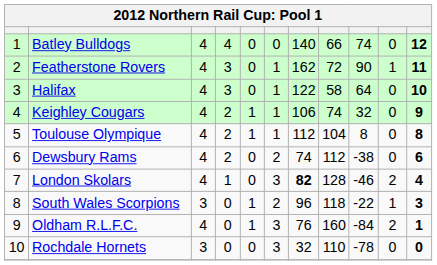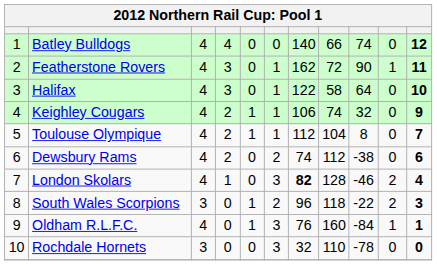(419, 135) 8 -> (419, 135) 7
(392, 203) 1 -> (392, 203) 2
(392, 225) 2 -> (392, 225) 1
